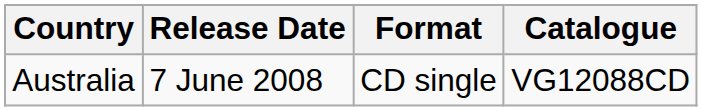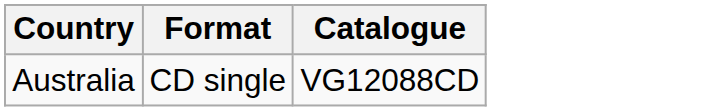- column: (248, 29)
